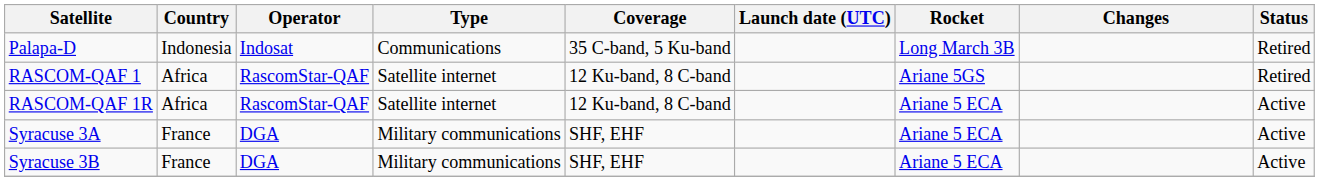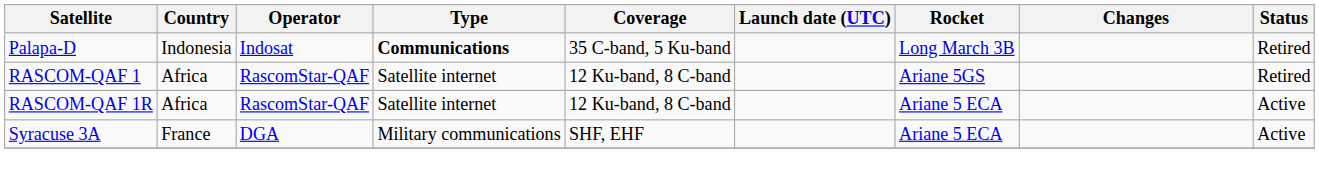(439, 47) normal -> (443, 47) bold
- row: (54, 162)
